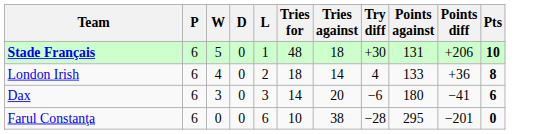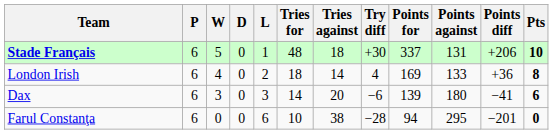+ column: (411, 23)
